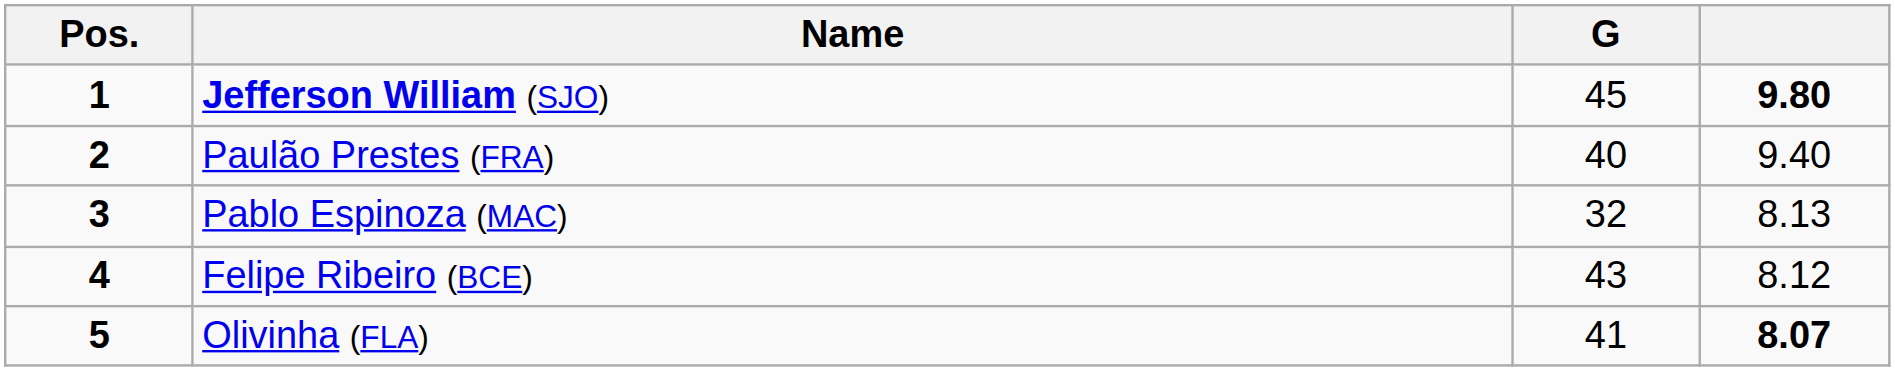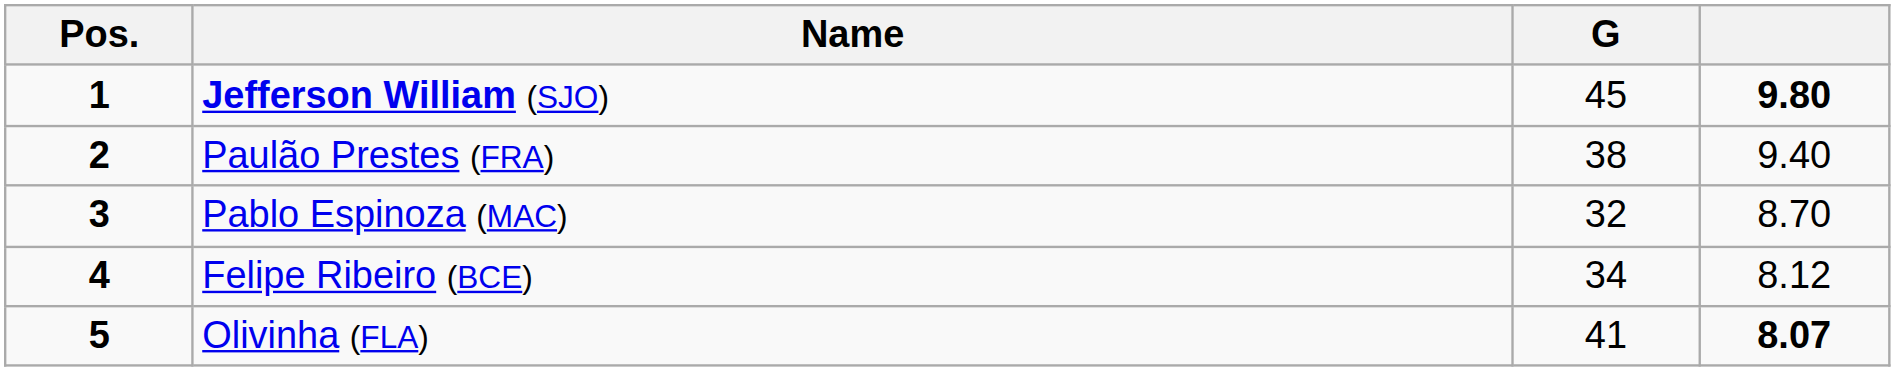(1606, 154) 40 -> (1606, 154) 38
(1794, 214) 8.13 -> (1794, 214) 8.70
(1606, 275) 43 -> (1606, 275) 34
